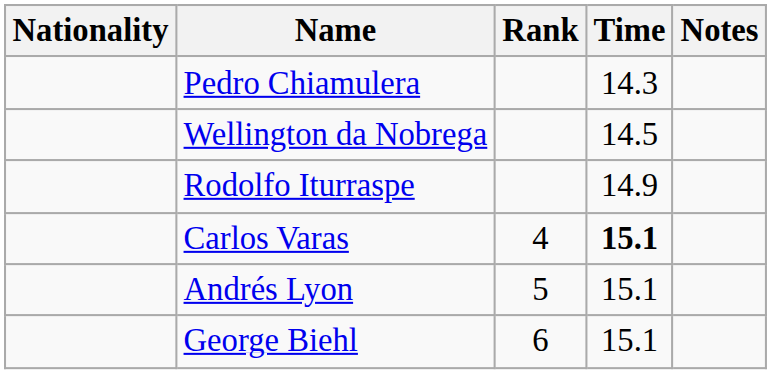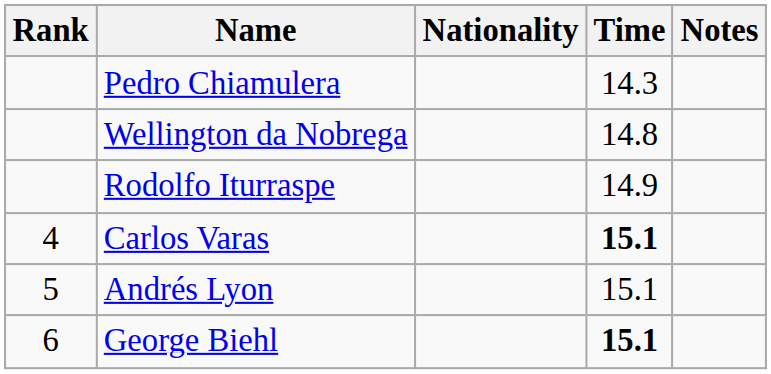columns swapped: (540, 30) <-> (91, 30)
(630, 133) 14.5 -> (630, 133) 14.8
(630, 340) normal -> (630, 340) bold
